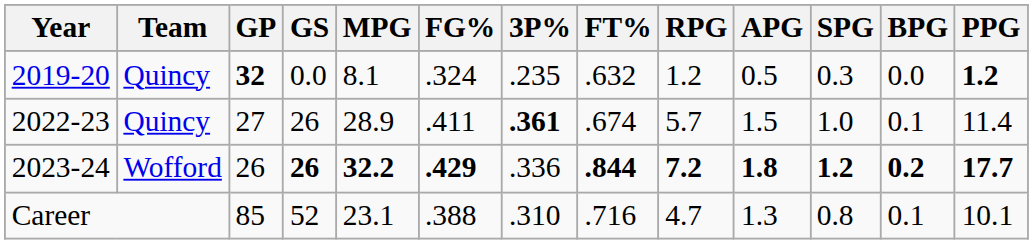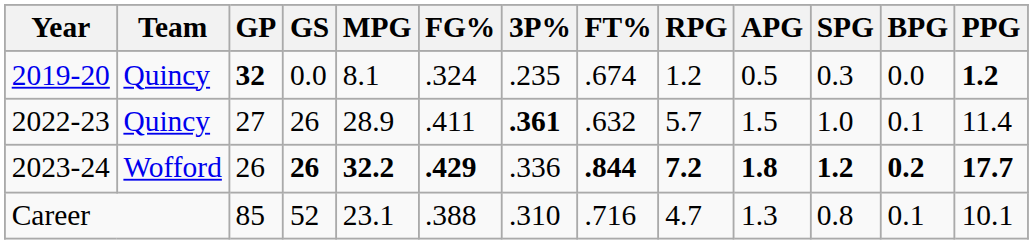(610, 74) .632 -> (610, 74) .674
(610, 121) .674 -> (610, 121) .632
